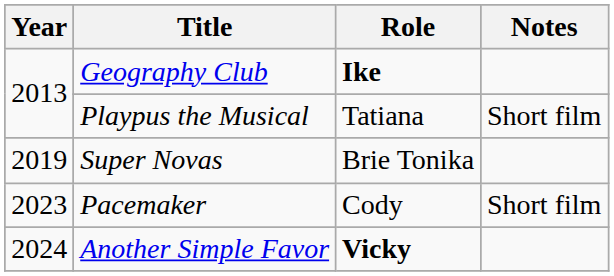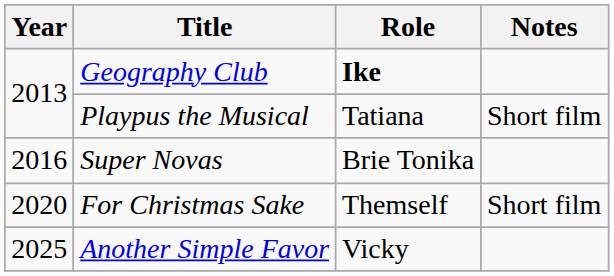(39, 159) 2019 -> (39, 159) 2016
+ row: (192, 204)
- row: (143, 204)
(39, 248) 2024 -> (39, 248) 2025
(376, 248) bold -> (375, 248) normal
